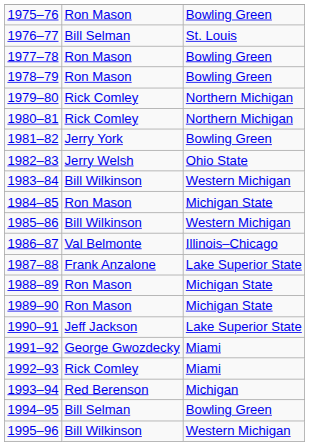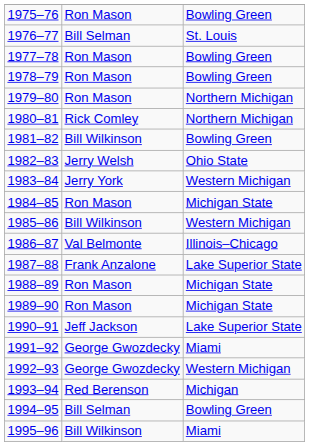(101, 98) Rick Comley -> (98, 98) Ron Mason
(94, 139) Jerry York -> (103, 139) Bill Wilkinson
(103, 181) Bill Wilkinson -> (94, 181) Jerry York
(101, 368) Rick Comley -> (122, 368) George Gwozdecky
(203, 368) Miami -> (238, 368) Western Michigan
(238, 431) Western Michigan -> (203, 431) Miami
